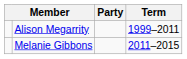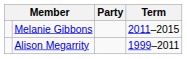rows swapped: (52, 29) <-> (53, 45)
